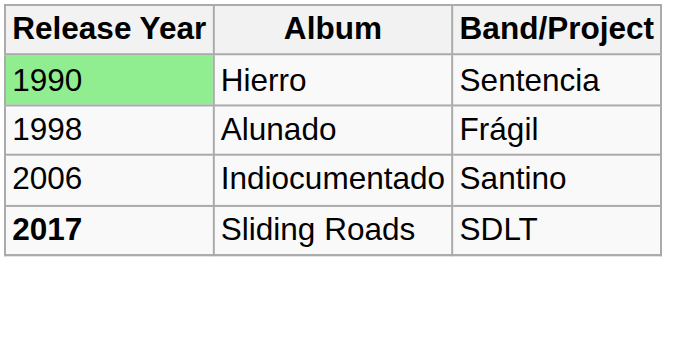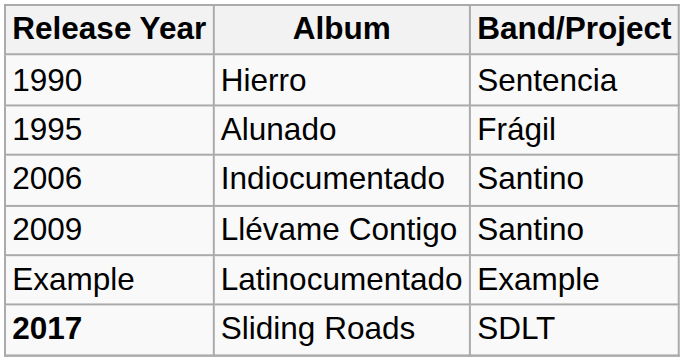(47, 79) lightgreen background -> (47, 79) no background
(47, 129) 1998 -> (47, 129) 1995
+ row: (339, 229)
+ row: (342, 279)
